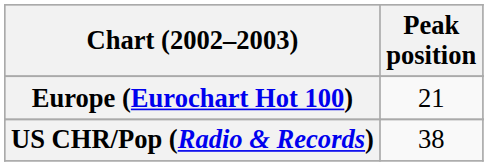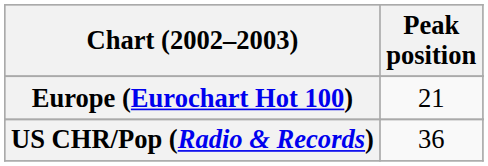(431, 139) 38 -> (431, 139) 36
